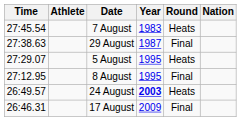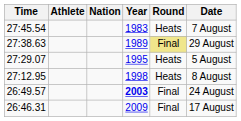columns swapped: (218, 12) <-> (112, 12)
(150, 44) 1987 -> (137, 44) 1989
(182, 44) no background -> (168, 44) khaki background
(150, 76) 1995 -> (137, 76) 1998
(182, 76) Final -> (168, 76) Heats
(182, 92) Heats -> (168, 92) Final
